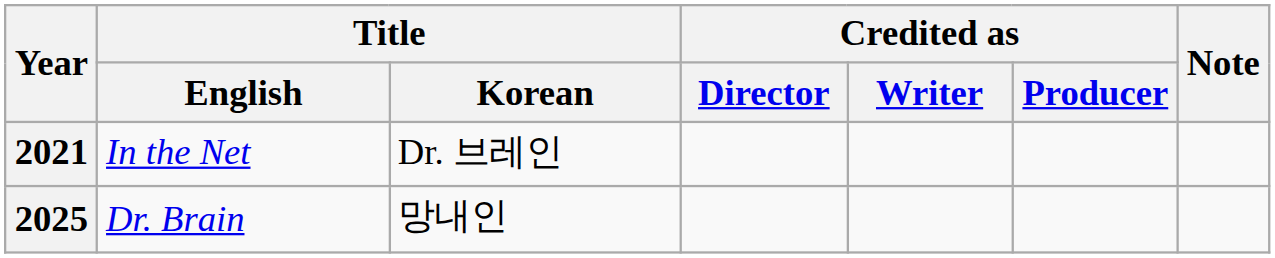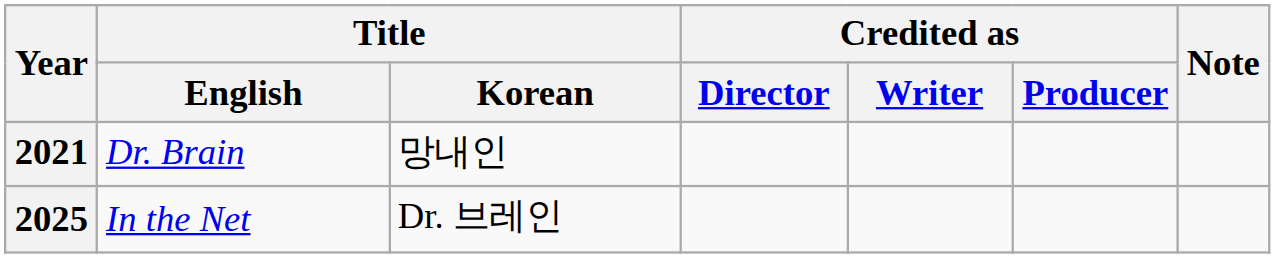(178, 153) In the Net -> (175, 153) Dr. Brain
(480, 152) Dr. 브레인 -> (453, 152) 망내인
(175, 218) Dr. Brain -> (178, 218) In the Net
(453, 217) 망내인 -> (480, 217) Dr. 브레인
